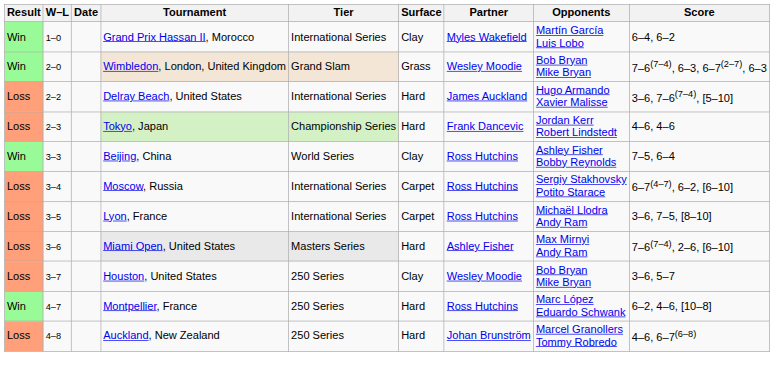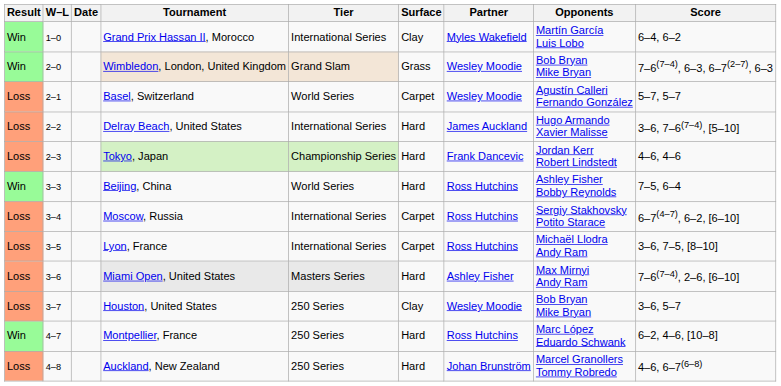+ row: (149, 96)
(412, 156) Clay -> (413, 186) Hard
